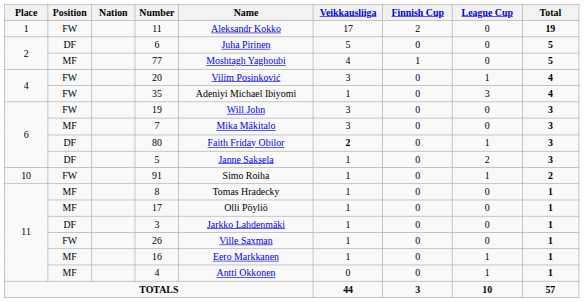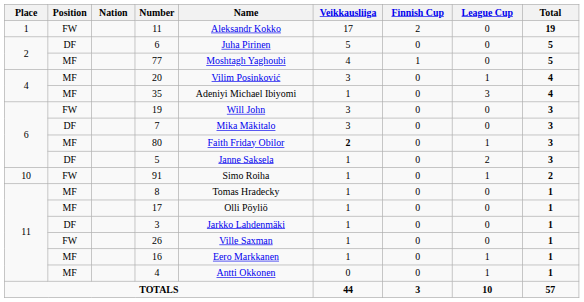(70, 77) FW -> (70, 77) MF
(70, 94) FW -> (70, 94) MF
(70, 126) MF -> (70, 126) DF
(70, 143) DF -> (70, 143) MF
